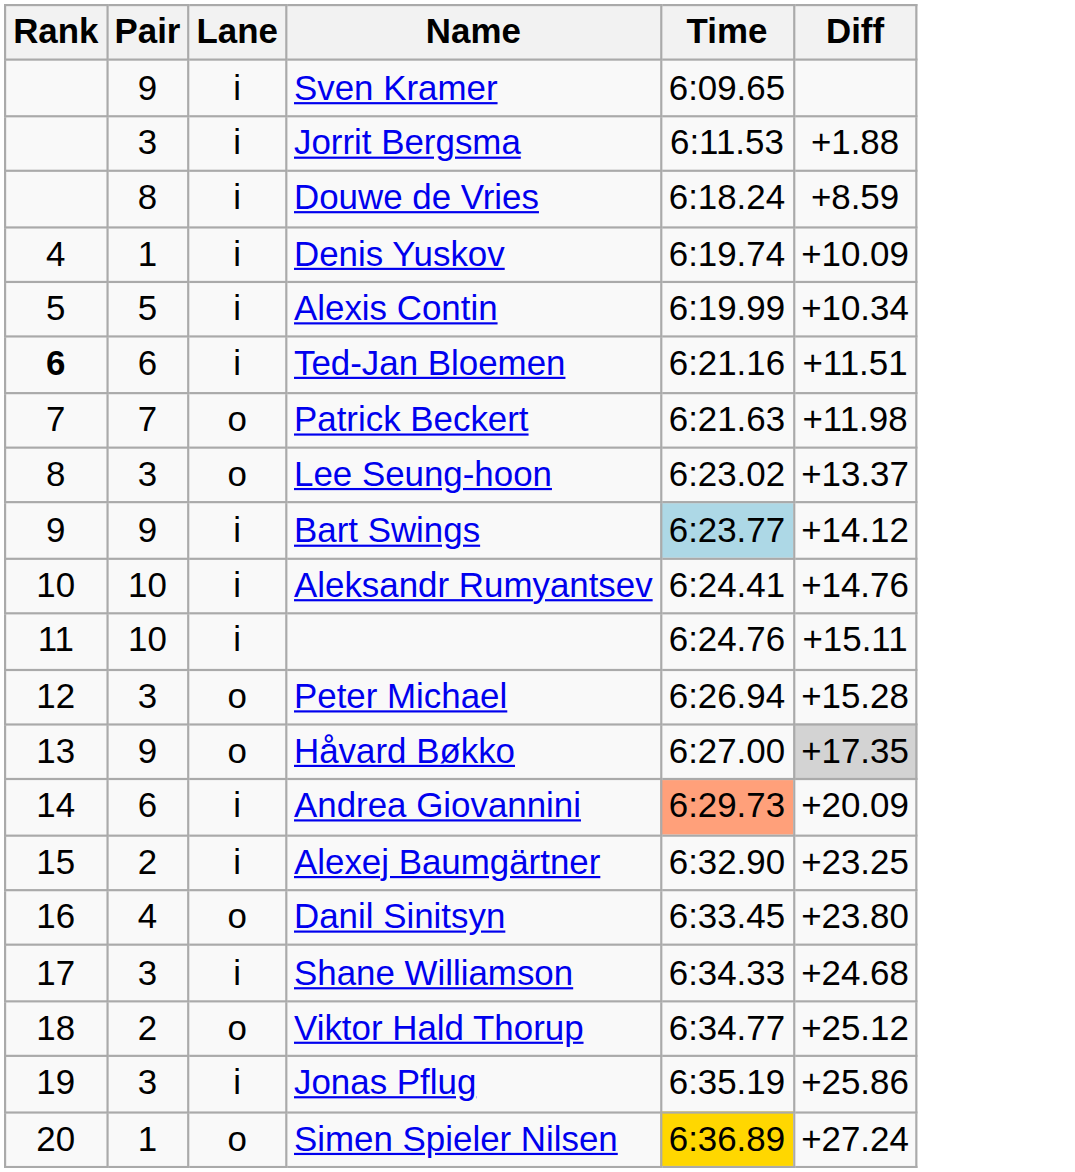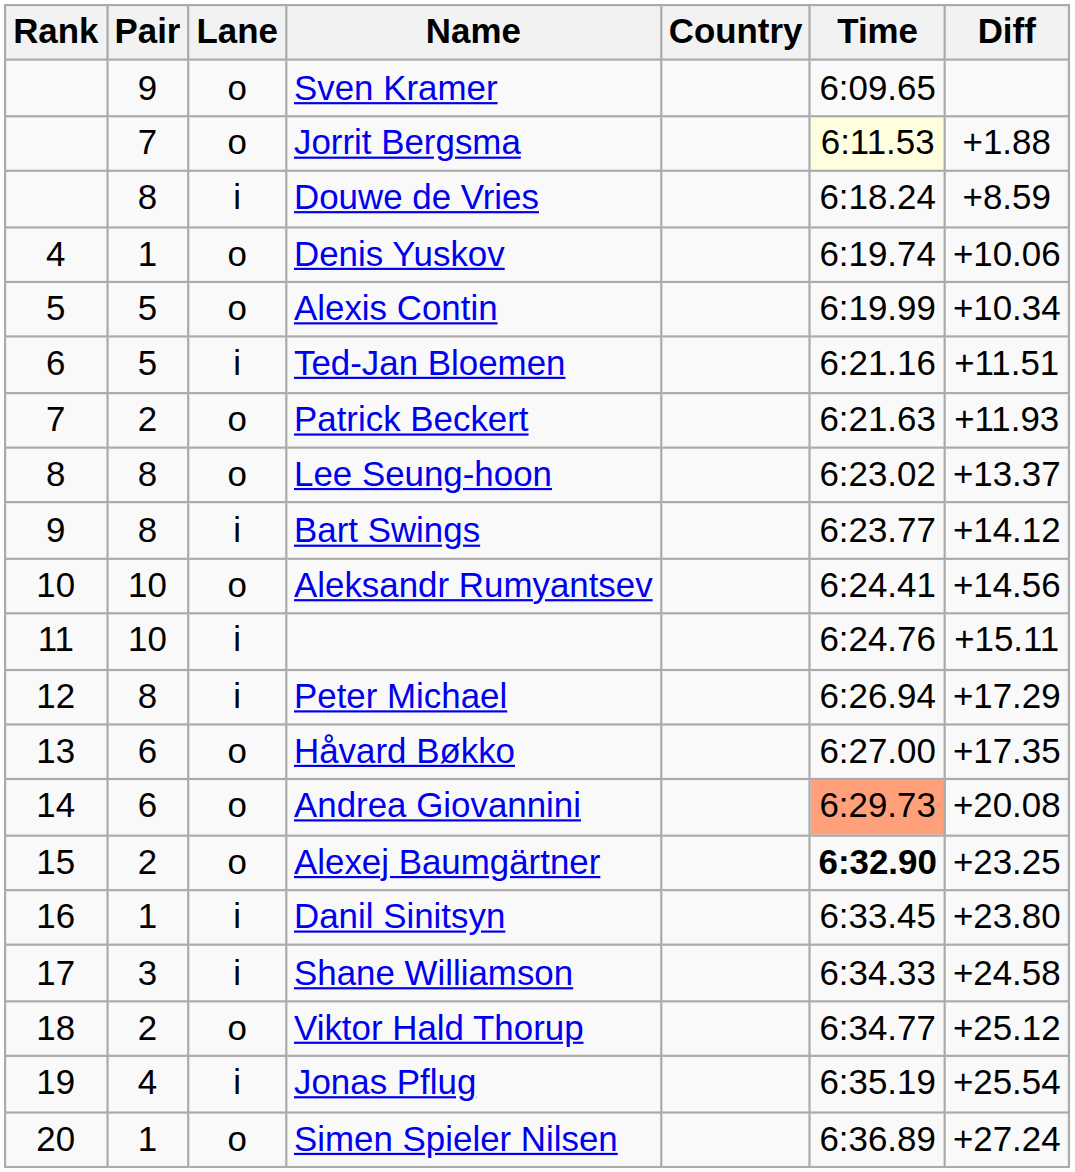+ column: (736, 32)
(237, 87) i -> (237, 87) o
(147, 142) 3 -> (147, 142) 7
(237, 142) i -> (237, 142) o
(727, 142) no background -> (878, 142) lightyellow background
(237, 253) i -> (237, 253) o
(855, 253) +10.09 -> (1007, 253) +10.06
(237, 308) i -> (237, 308) o
(56, 364) bold -> (56, 364) normal
(147, 364) 6 -> (147, 364) 5
(147, 419) 7 -> (147, 419) 2
(855, 419) +11.98 -> (1007, 419) +11.93
(147, 474) 3 -> (147, 474) 8
(147, 530) 9 -> (147, 530) 8
(727, 530) lightblue background -> (878, 530) no background
(237, 585) i -> (237, 585) o
(855, 585) +14.76 -> (1007, 585) +14.56
(147, 695) 3 -> (147, 695) 8
(237, 695) o -> (237, 695) i
(855, 695) +15.28 -> (1007, 695) +17.29
(147, 751) 9 -> (147, 751) 6
(855, 751) lightgrey background -> (1007, 751) no background
(237, 806) i -> (237, 806) o
(855, 806) +20.09 -> (1007, 806) +20.08
(237, 861) i -> (237, 861) o
(727, 861) normal -> (878, 861) bold
(147, 917) 4 -> (147, 917) 1
(237, 917) o -> (237, 917) i
(855, 972) +24.68 -> (1007, 972) +24.58
(147, 1083) 3 -> (147, 1083) 4
(855, 1083) +25.86 -> (1007, 1083) +25.54
(727, 1138) gold background -> (878, 1138) no background
